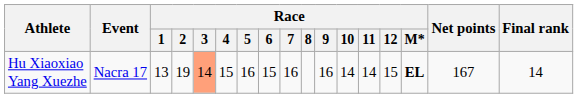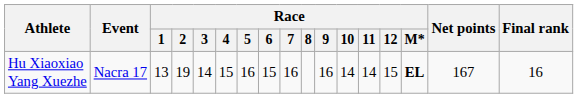(204, 72) lightsalmon background -> (204, 72) no background
(536, 72) 14 -> (536, 72) 16
